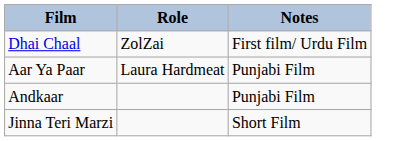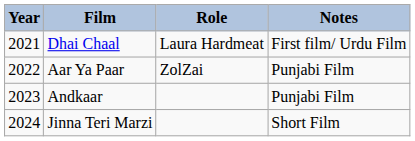+ column: (24, 17)
(142, 44) ZolZai -> (212, 44) Laura Hardmeat
(173, 70) Laura Hardmeat -> (182, 70) ZolZai
